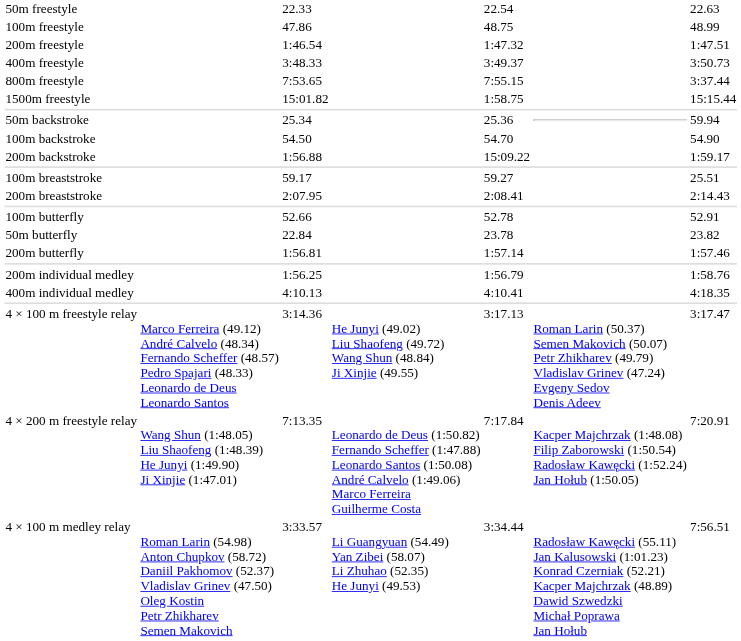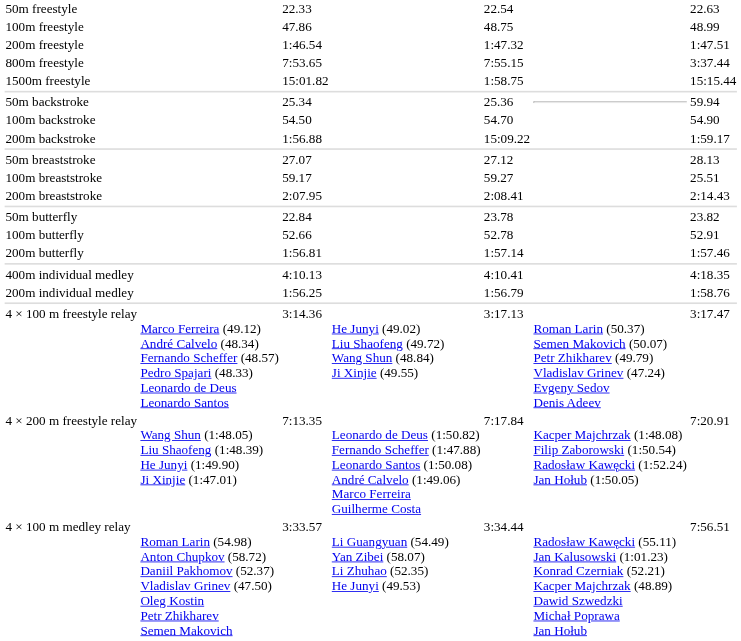- row: (45, 63)
+ row: (50, 159)
rows swapped: (41, 235) <-> (45, 217)
rows swapped: (70, 274) <-> (70, 292)
